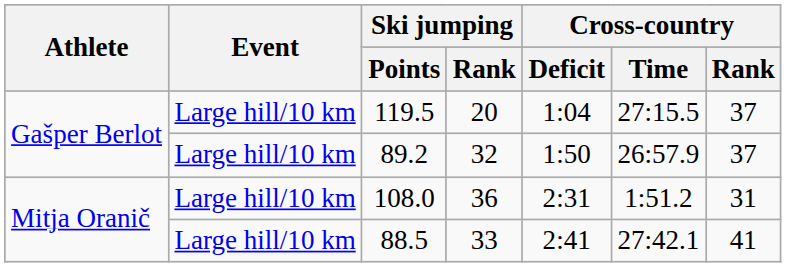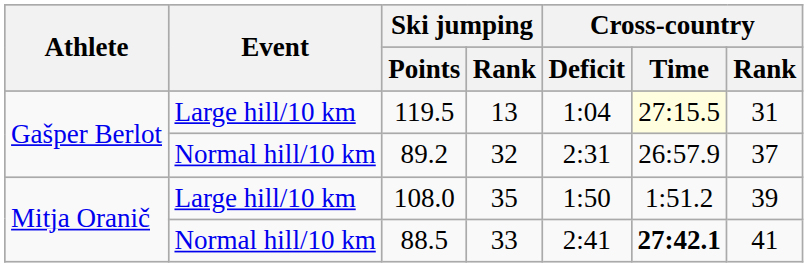(484, 111) 20 -> (504, 111) 13
(658, 111) no background -> (679, 111) lightyellow background
(743, 111) 37 -> (765, 111) 31
(265, 154) Large hill/10 km -> (275, 154) Normal hill/10 km
(567, 154) 1:50 -> (587, 154) 2:31
(484, 197) 36 -> (504, 197) 35
(567, 197) 2:31 -> (587, 197) 1:50
(743, 197) 31 -> (765, 197) 39
(265, 240) Large hill/10 km -> (275, 240) Normal hill/10 km
(658, 240) normal -> (679, 240) bold
